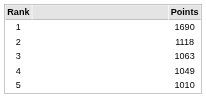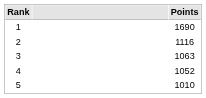(185, 42) 1118 -> (185, 42) 1116
(185, 71) 1049 -> (185, 71) 1052
